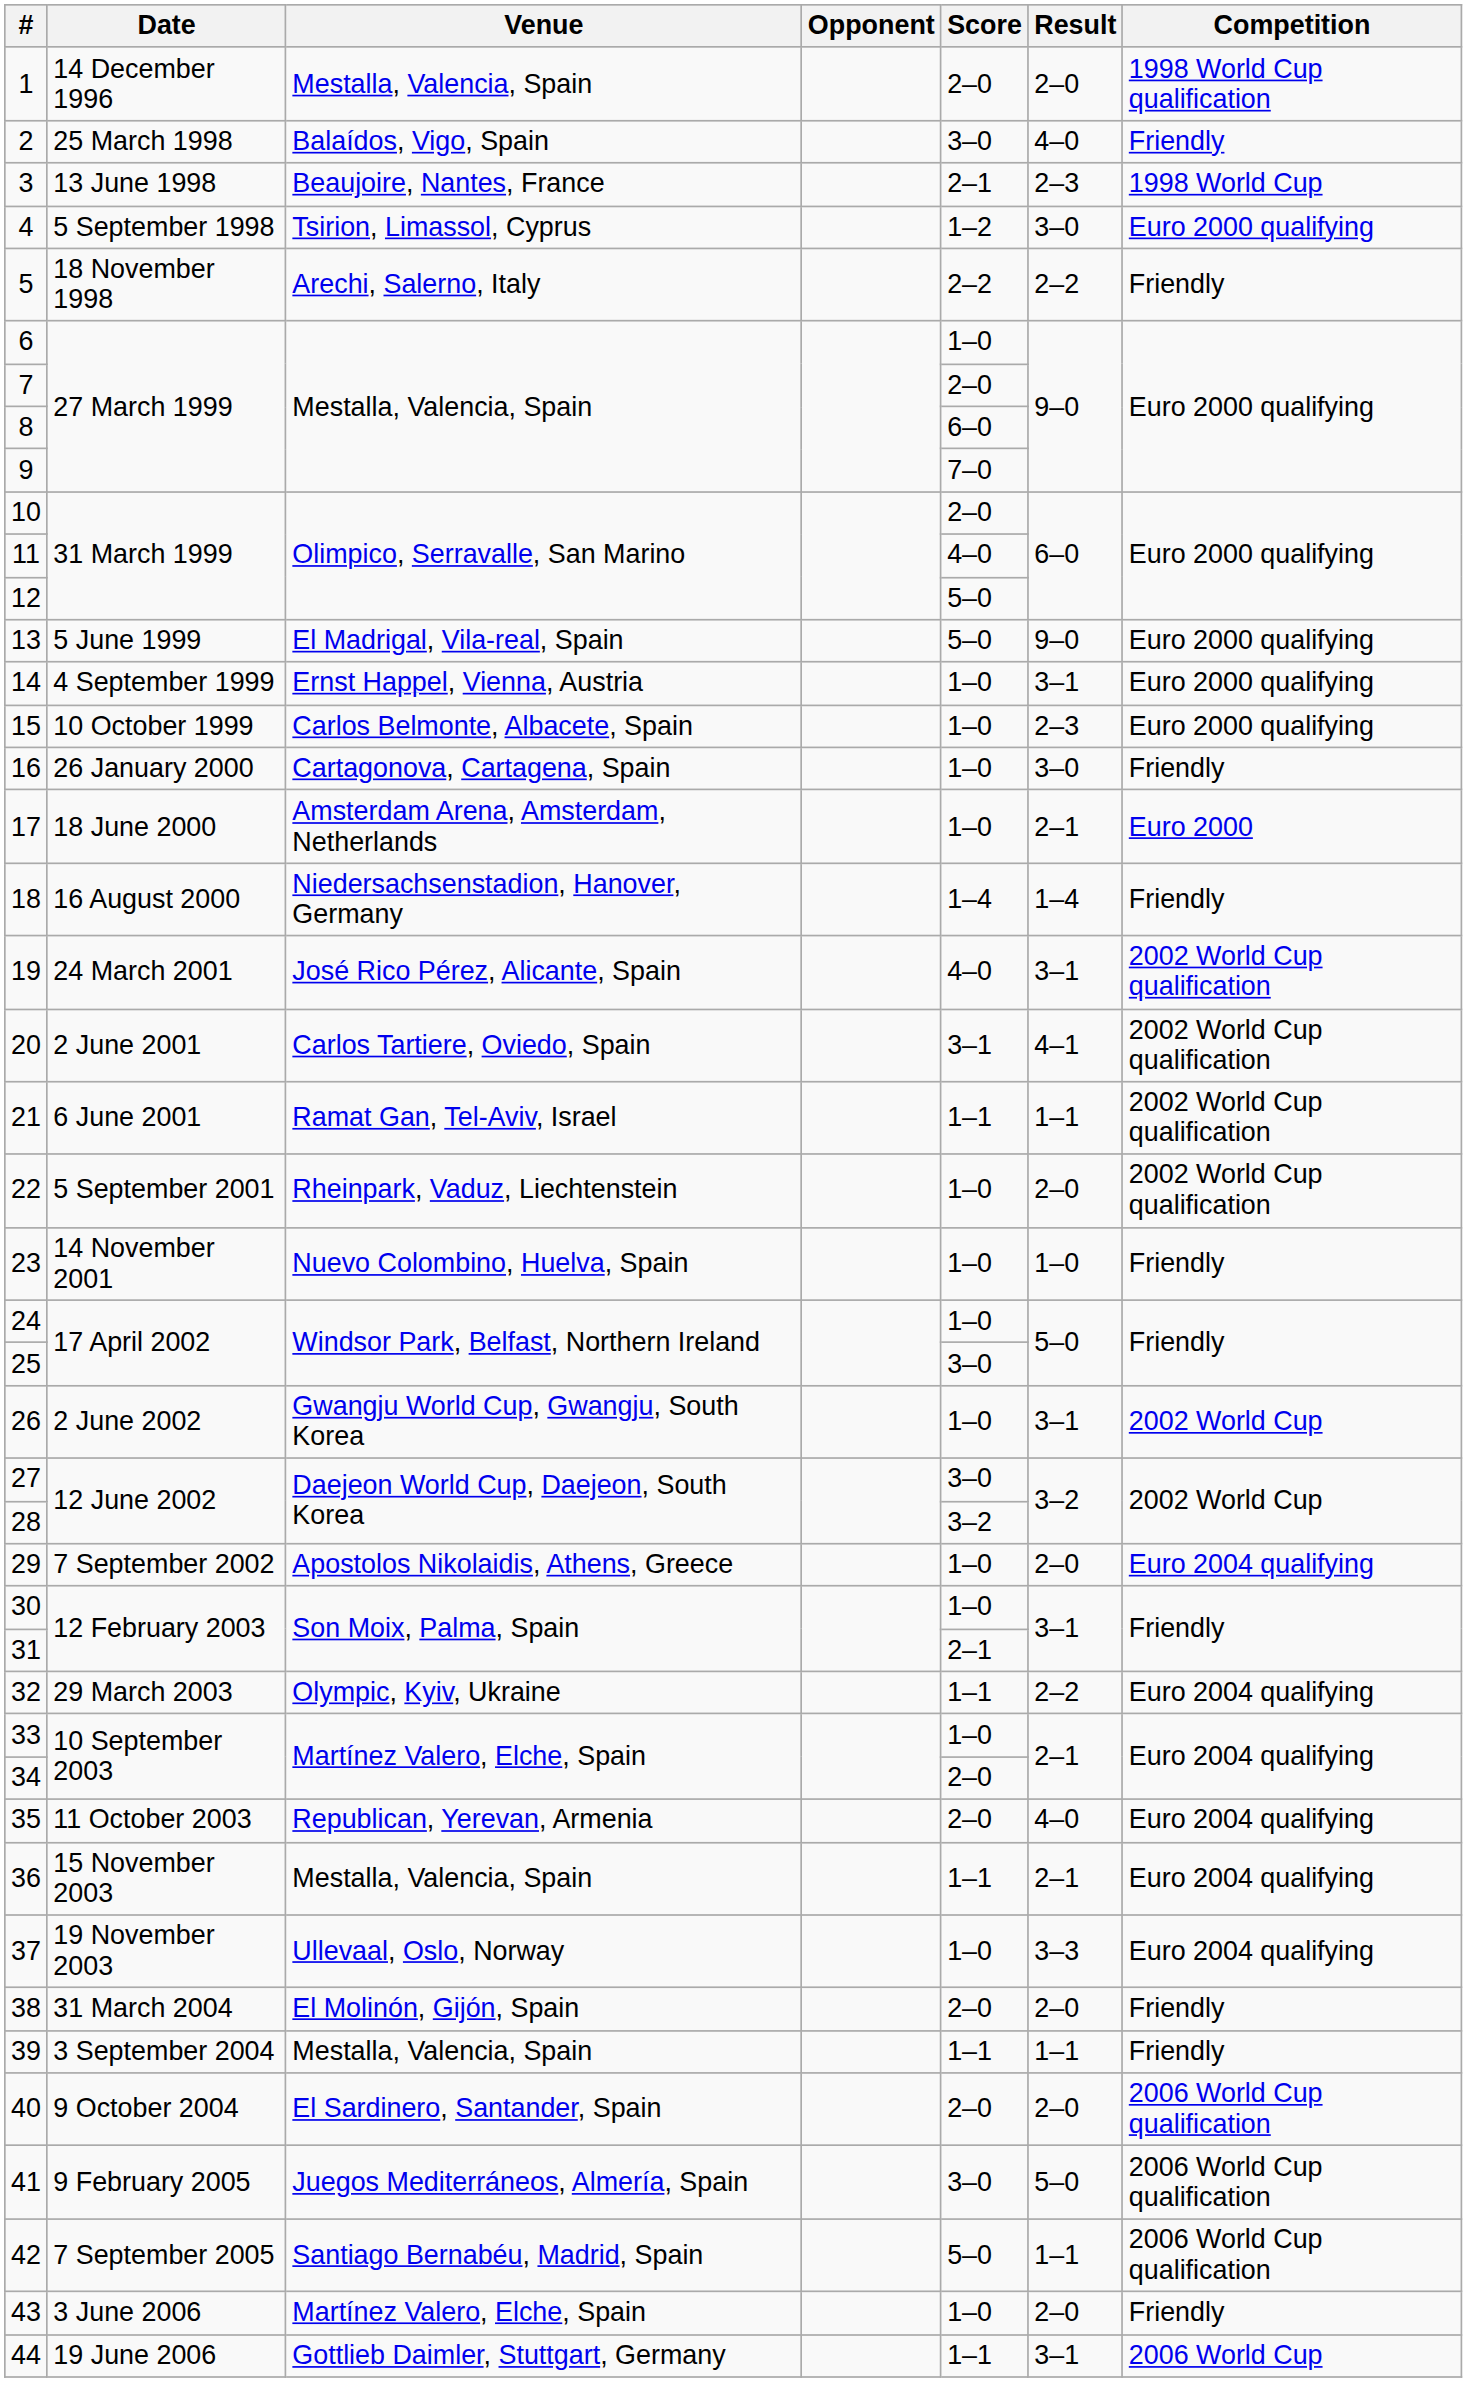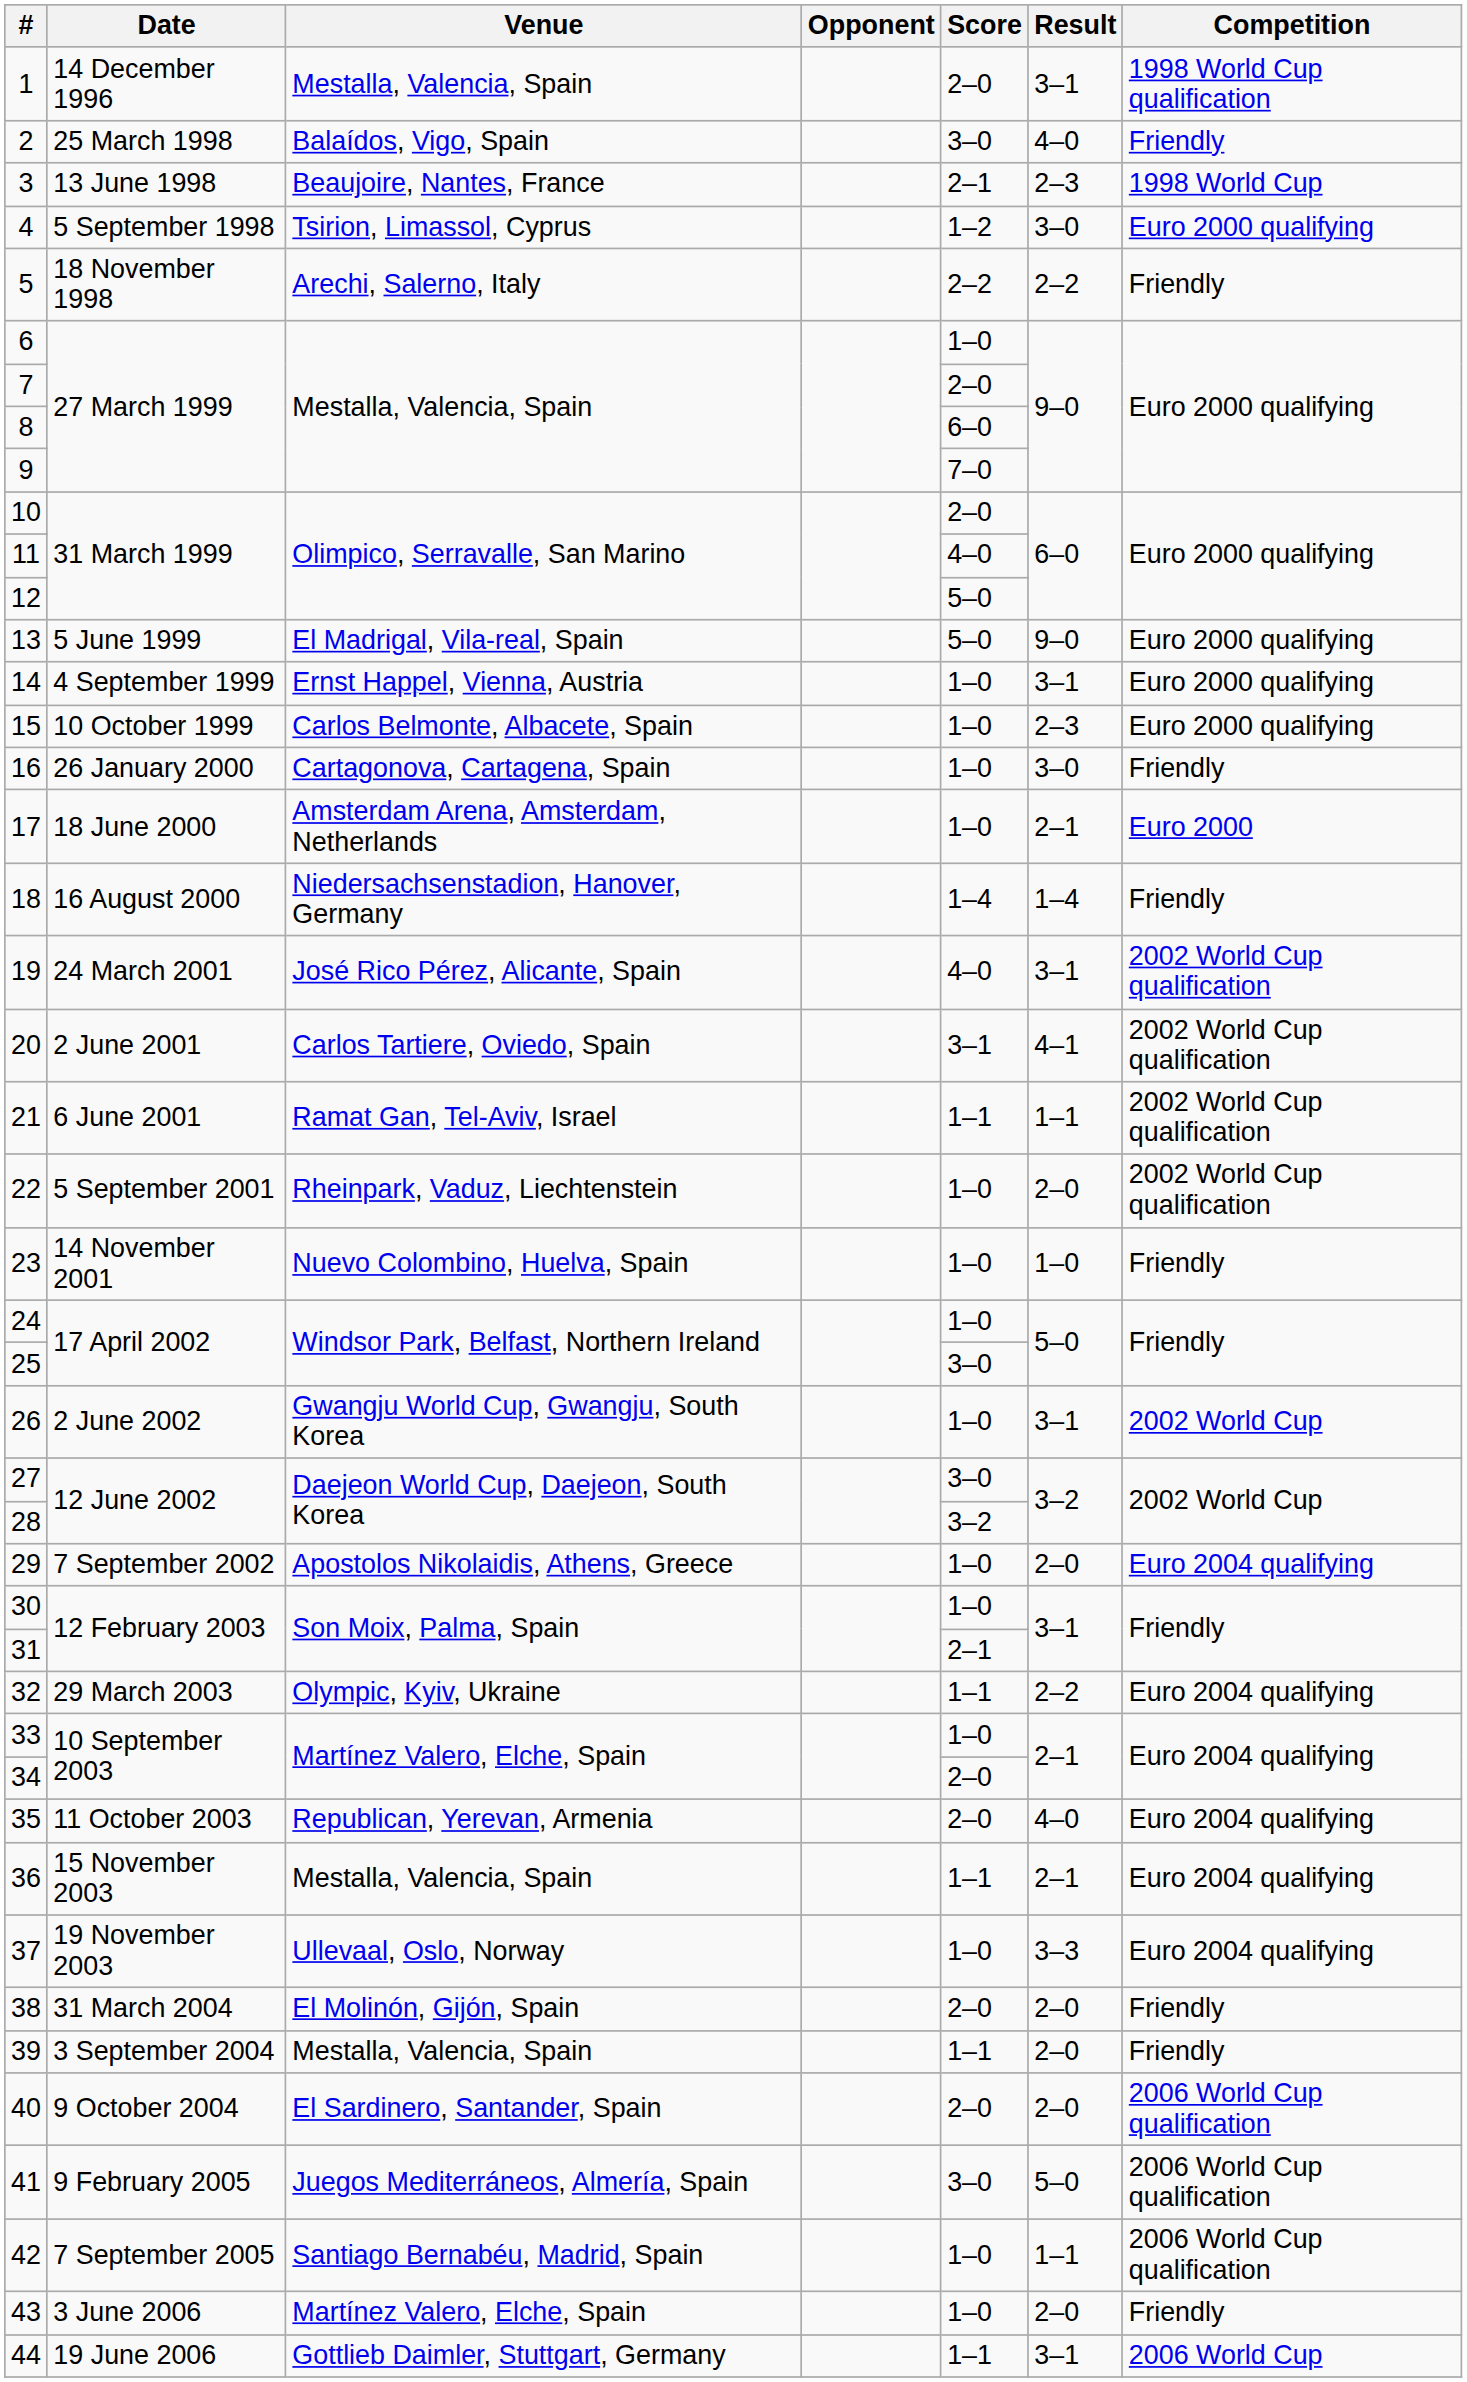(1057, 83) 2–0 -> (1057, 83) 3–1
(1057, 2051) 1–1 -> (1057, 2051) 2–0
(970, 2254) 5–0 -> (970, 2254) 1–0
